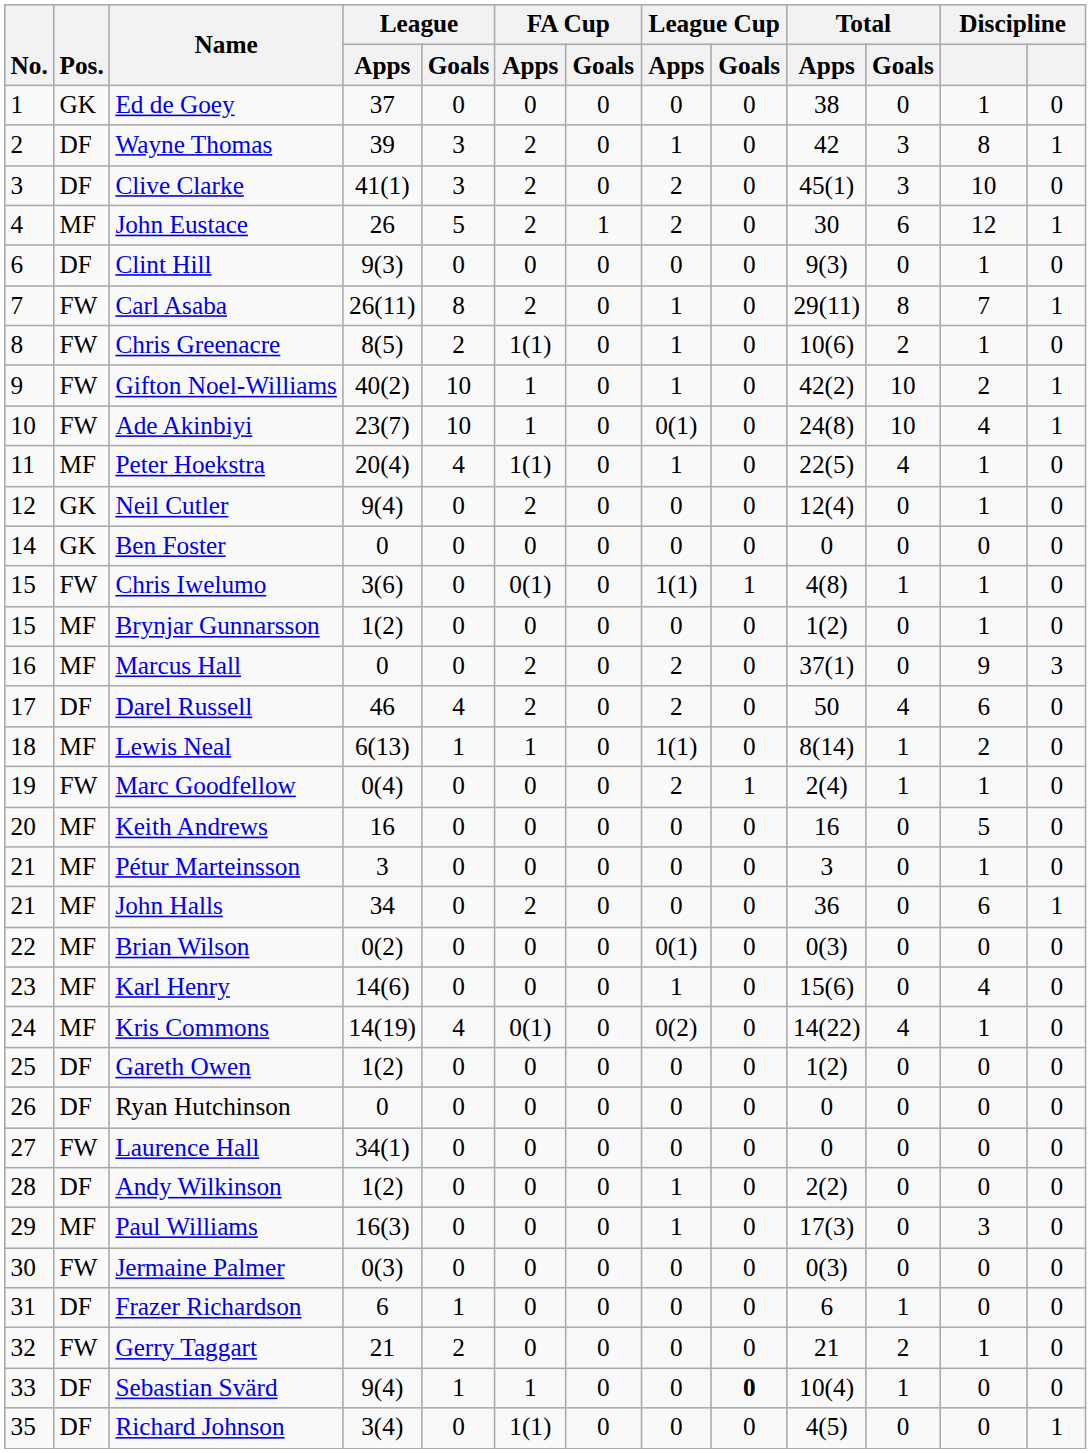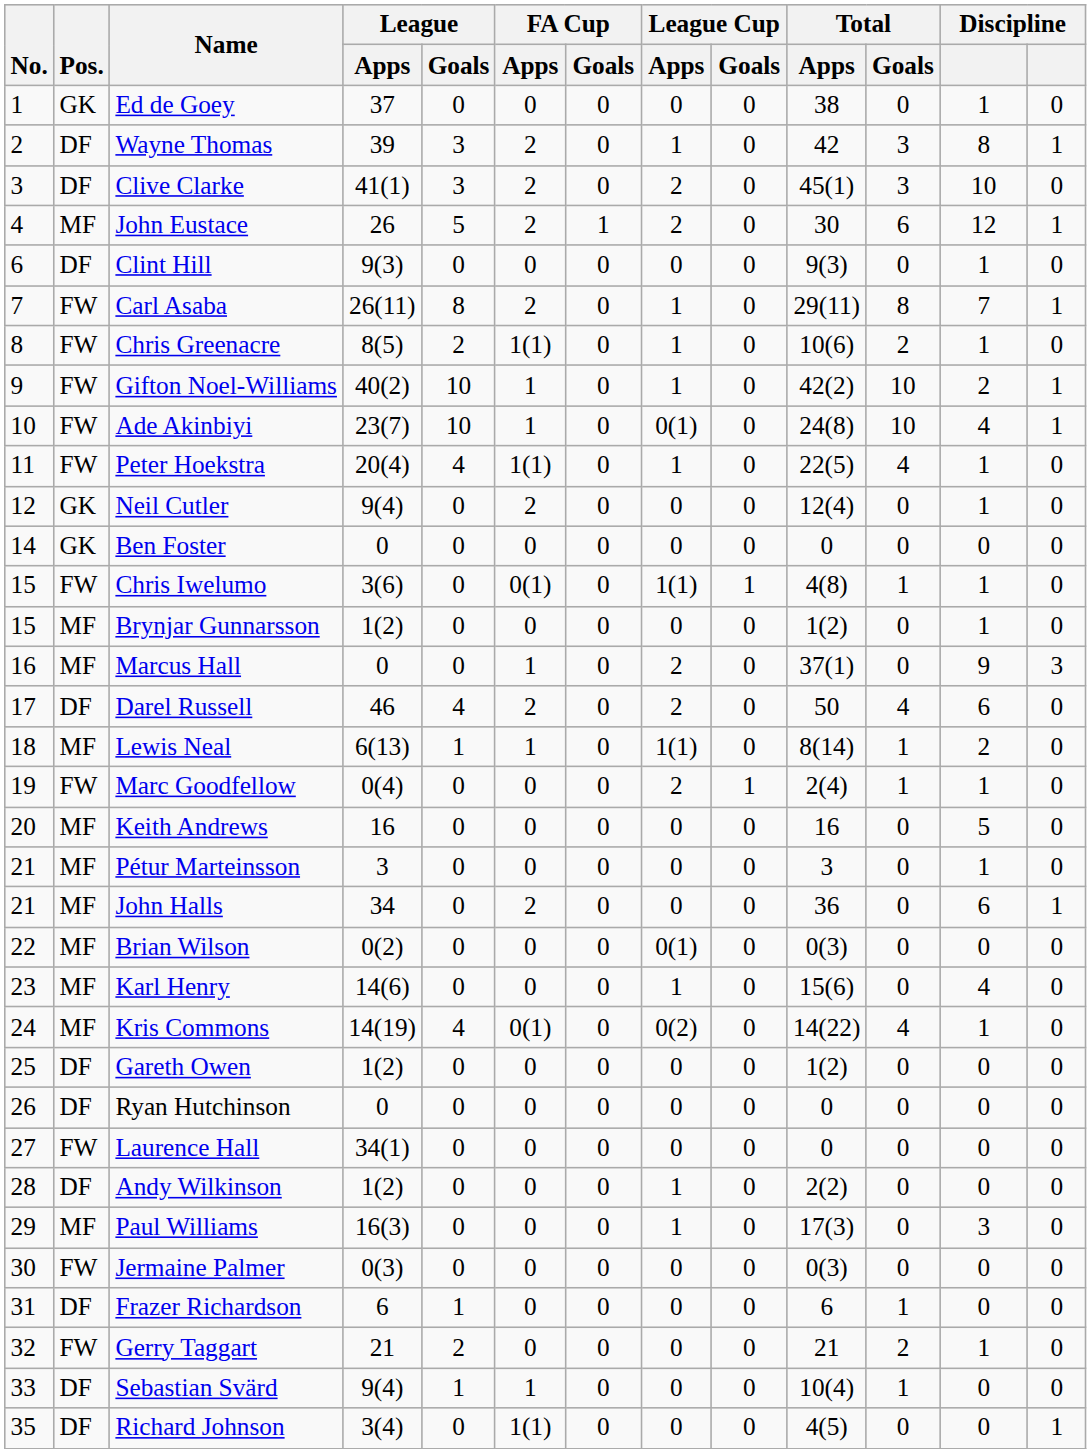(78, 465) MF -> (78, 465) FW
(530, 666) 2 -> (530, 666) 1
(749, 1387) bold -> (749, 1387) normal
